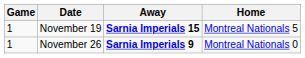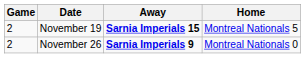(10, 28) 1 -> (10, 28) 2
(10, 45) 1 -> (10, 45) 2
